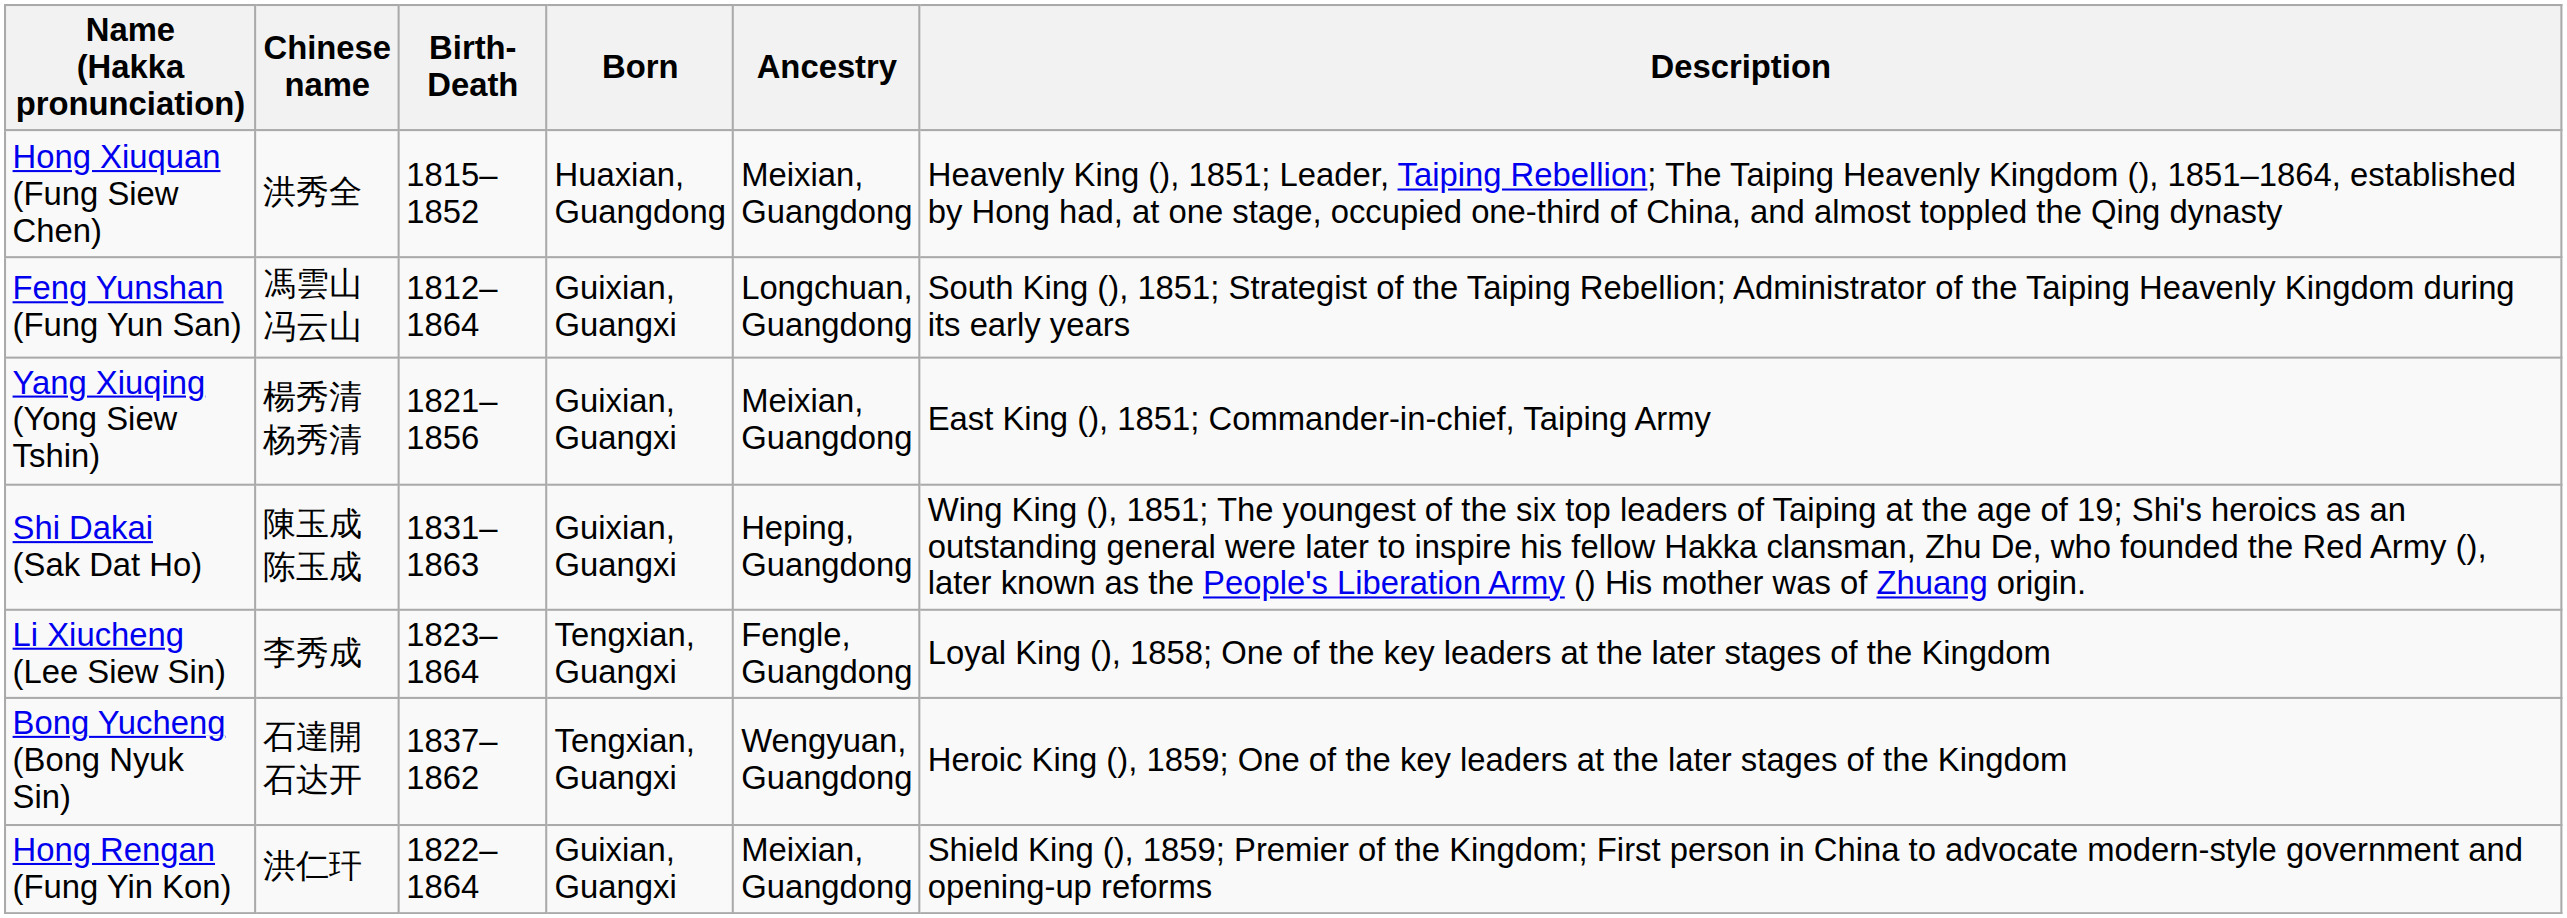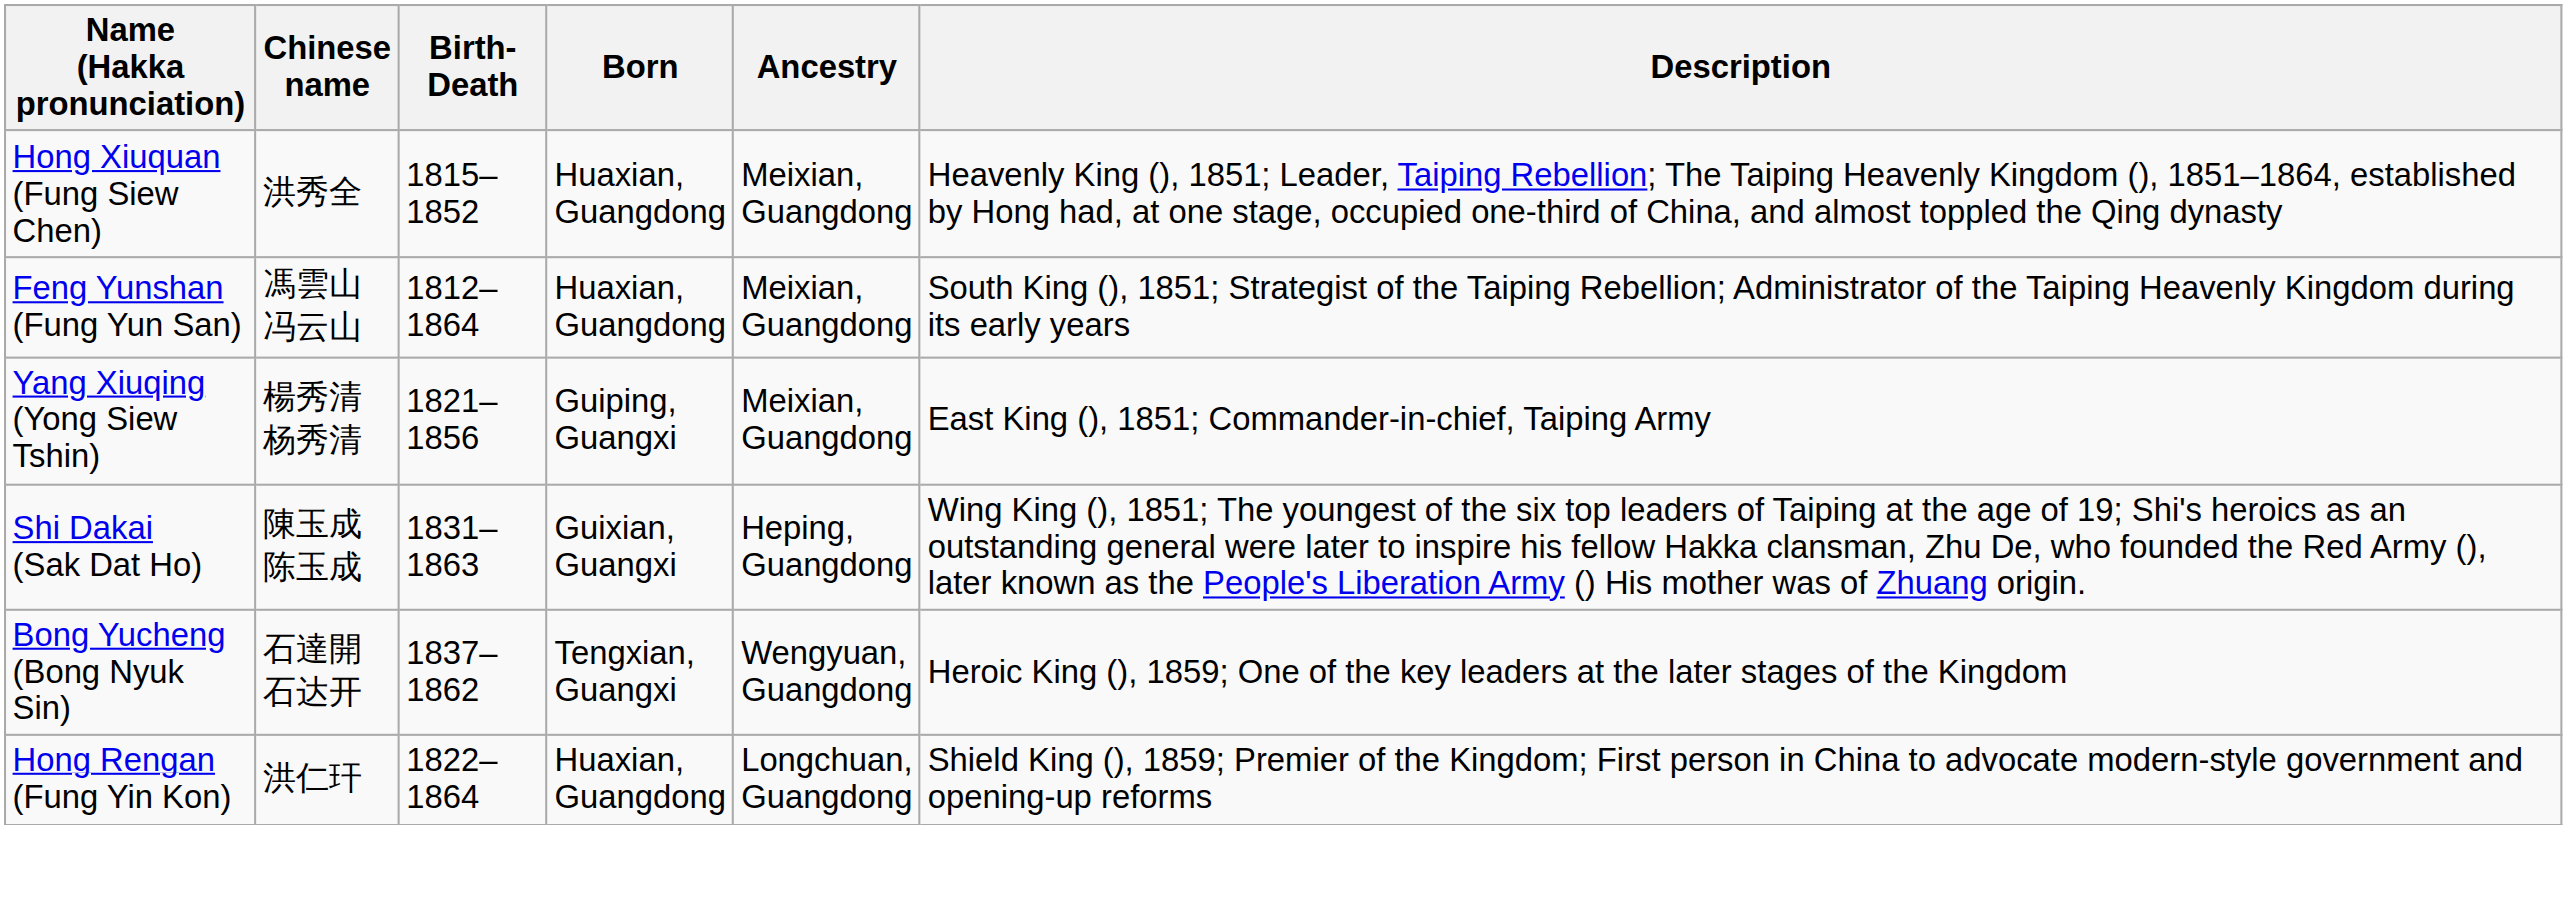(616, 306) Guixian, Guangxi -> (640, 306) Huaxian, Guangdong
(827, 306) Longchuan, Guangdong -> (827, 306) Meixian, Guangdong
(616, 420) Guixian, Guangxi -> (616, 420) Guiping, Guangxi
- row: (119, 653)
(616, 868) Guixian, Guangxi -> (640, 779) Huaxian, Guangdong
(827, 868) Meixian, Guangdong -> (827, 779) Longchuan, Guangdong
